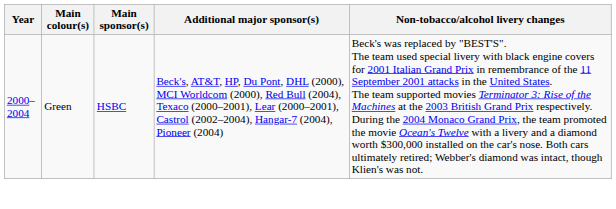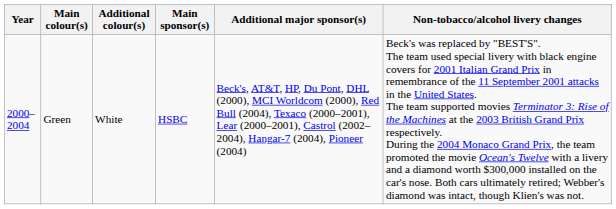+ column: (124, 19)
